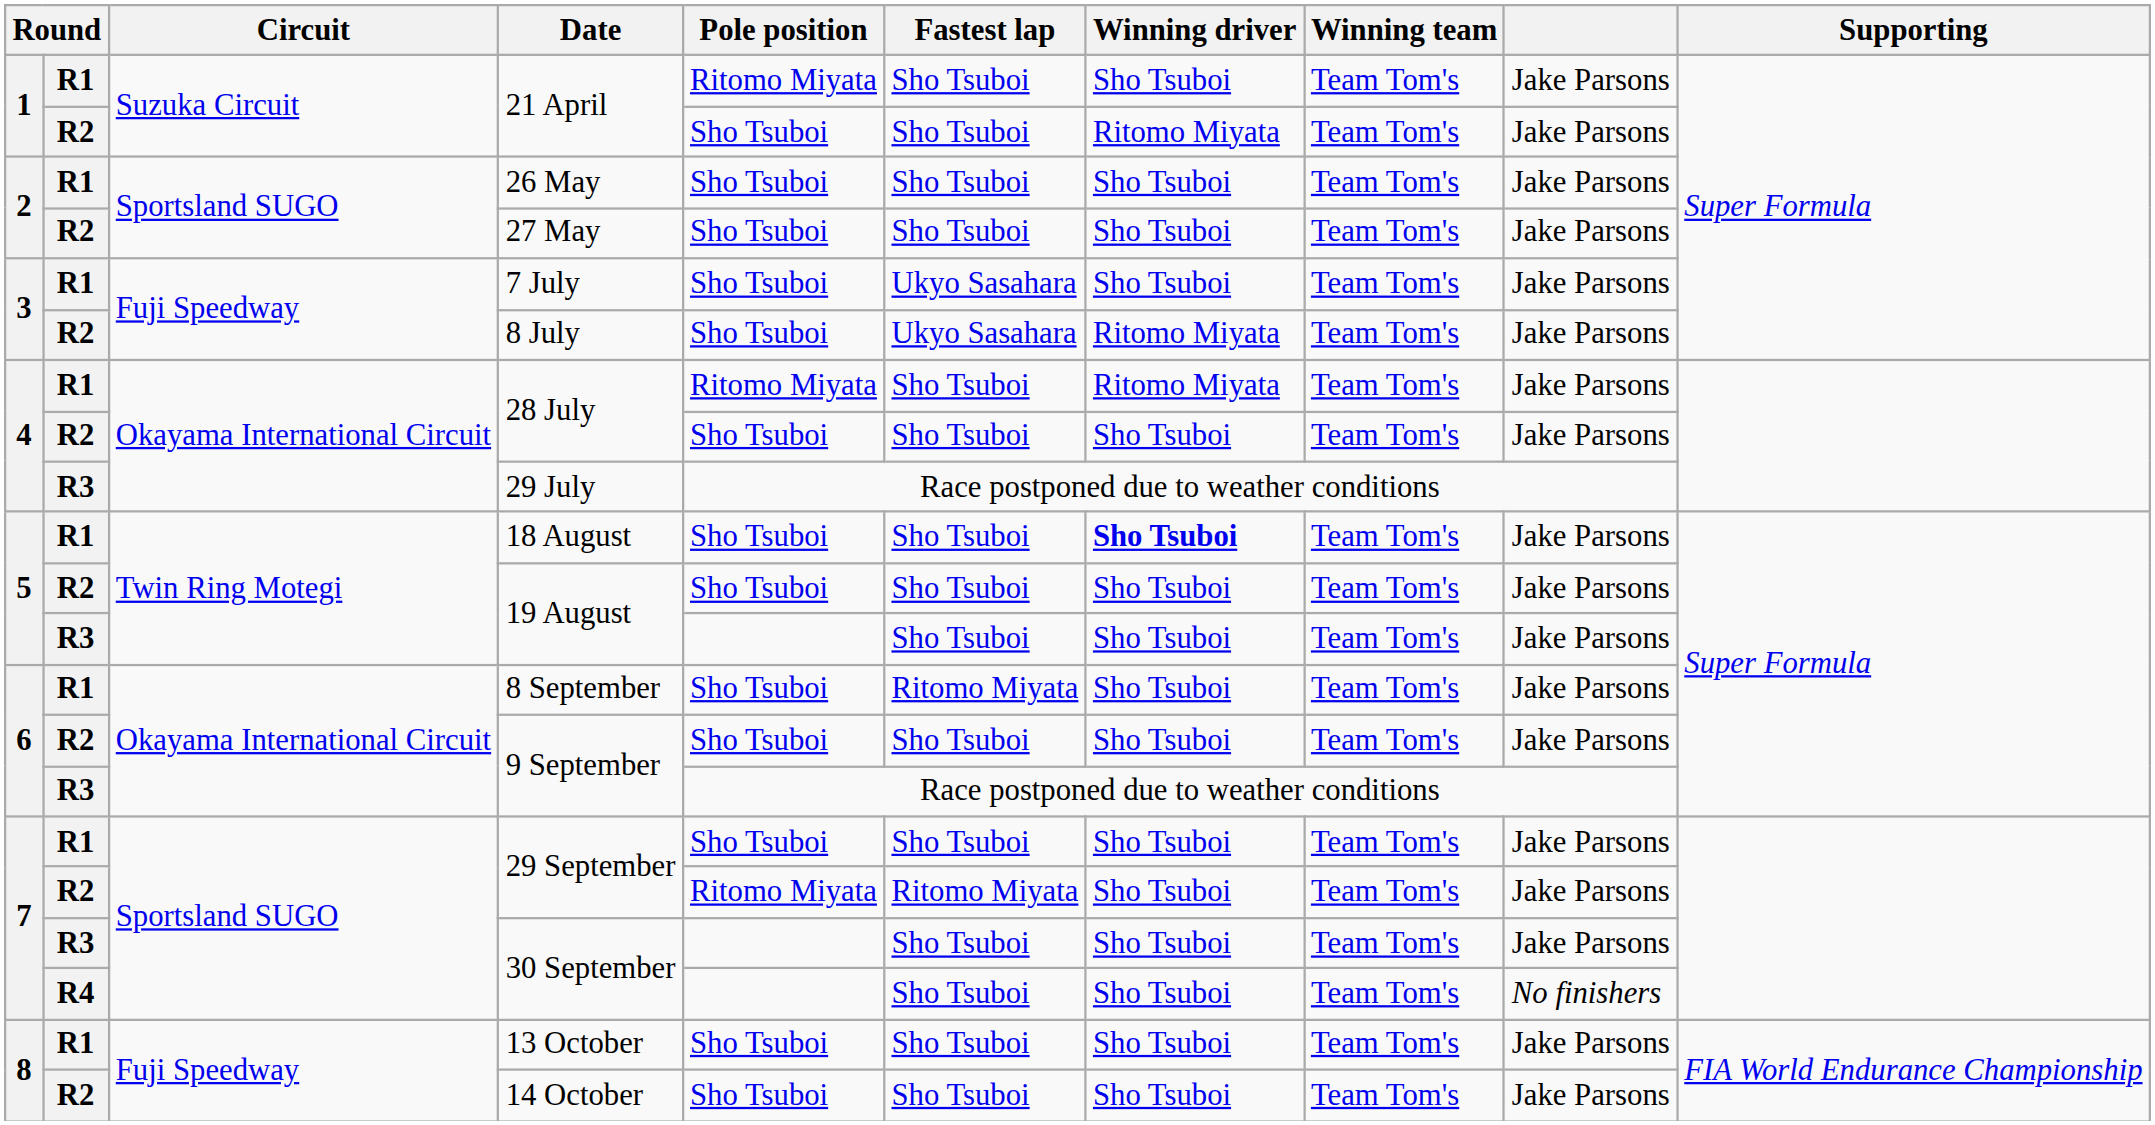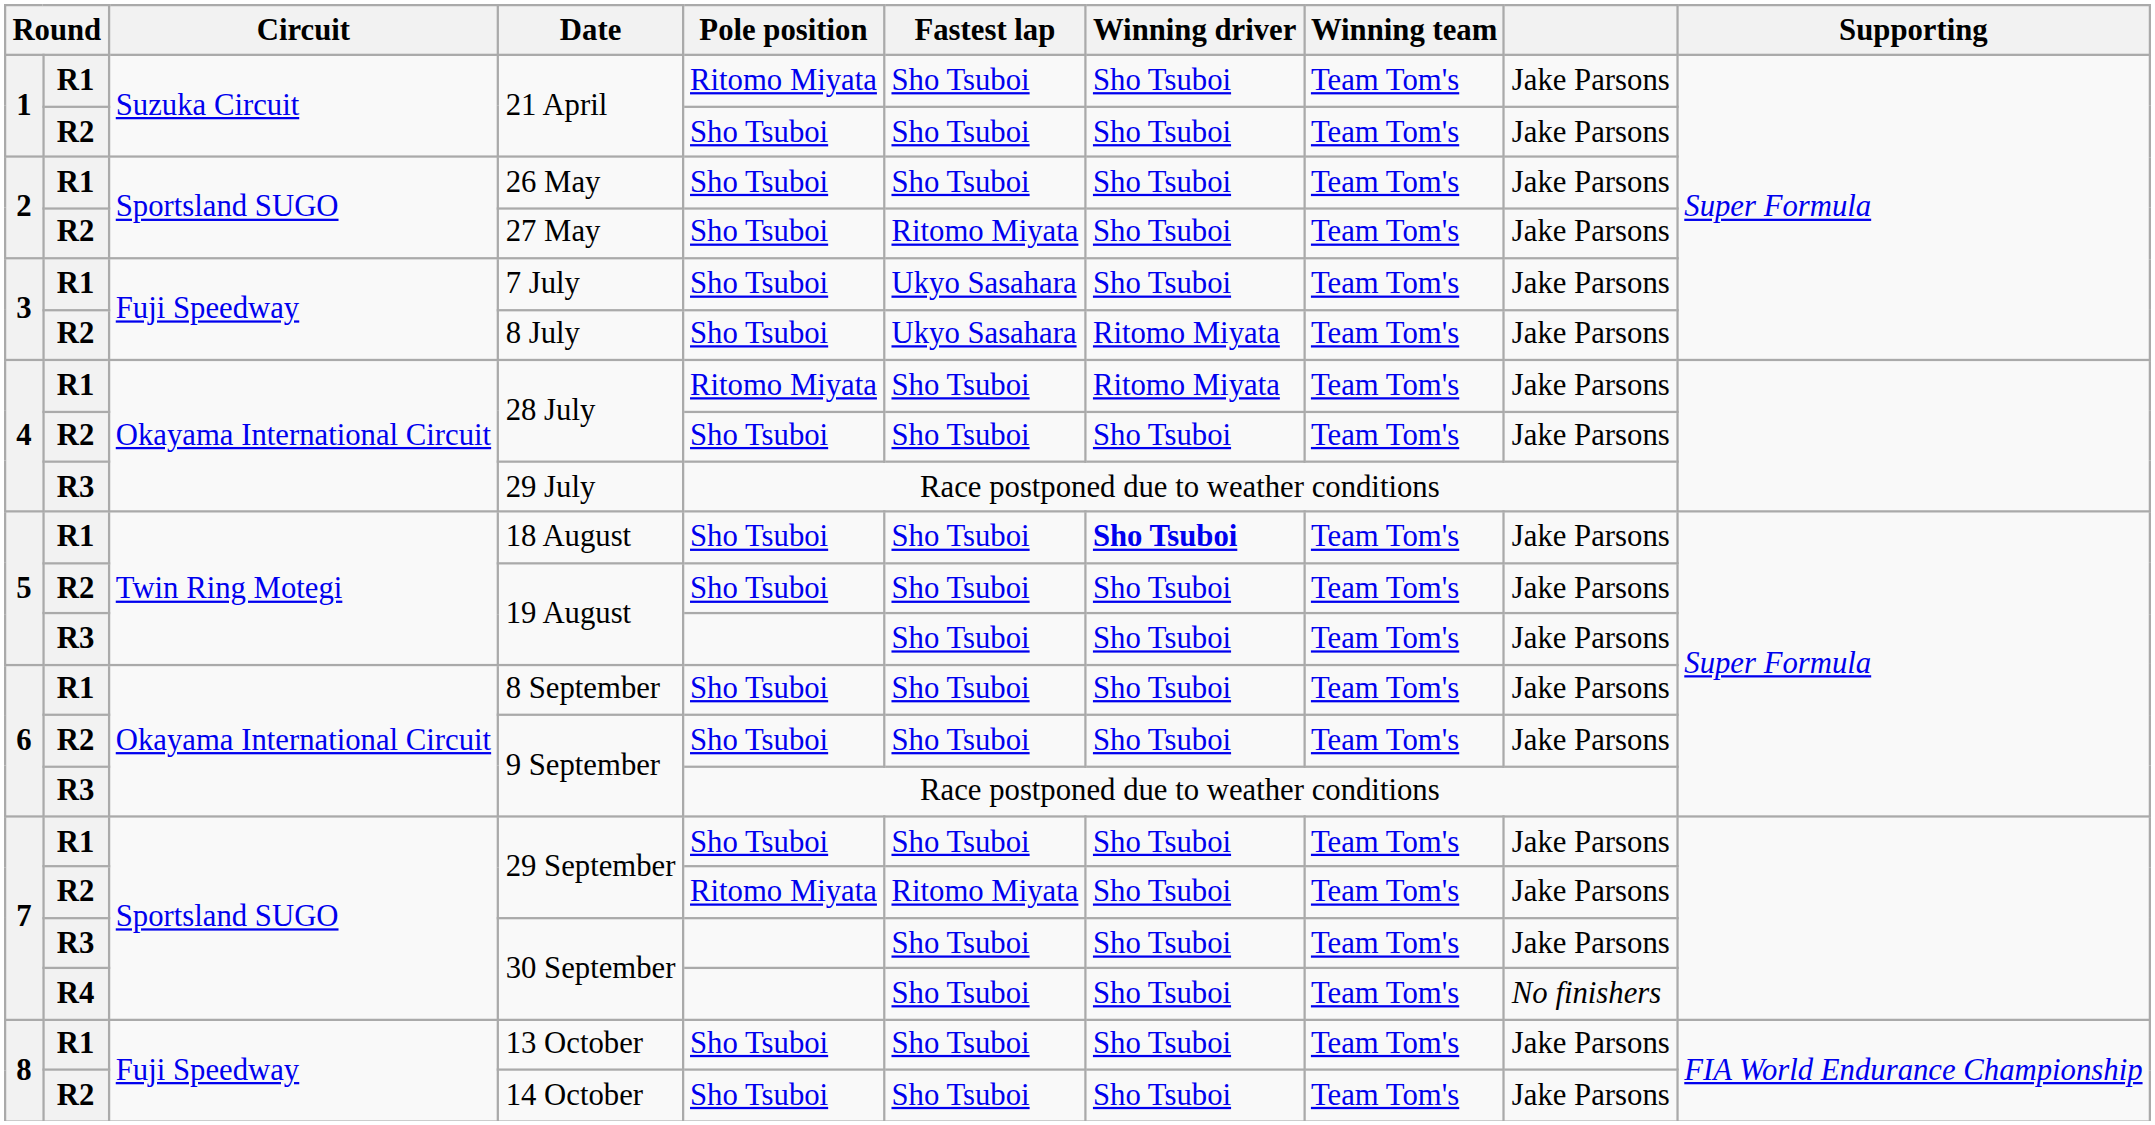(1186, 130) Ritomo Miyata -> (1162, 130) Sho Tsuboi
(961, 232) Sho Tsuboi -> (985, 232) Ritomo Miyata
(985, 688) Ritomo Miyata -> (961, 688) Sho Tsuboi
